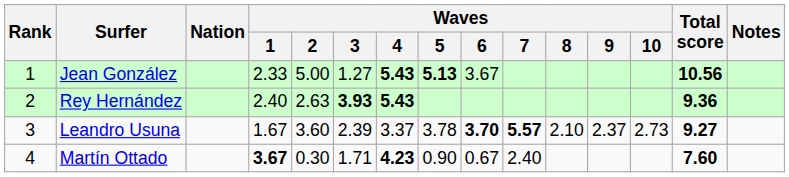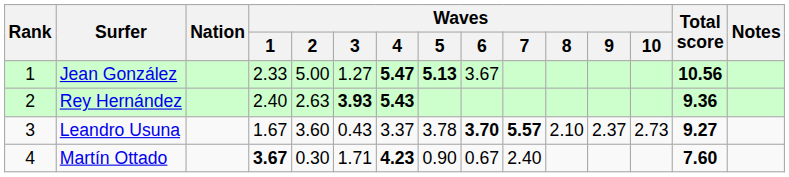(397, 74) 5.43 -> (397, 74) 5.47
(355, 130) 2.39 -> (355, 130) 0.43
